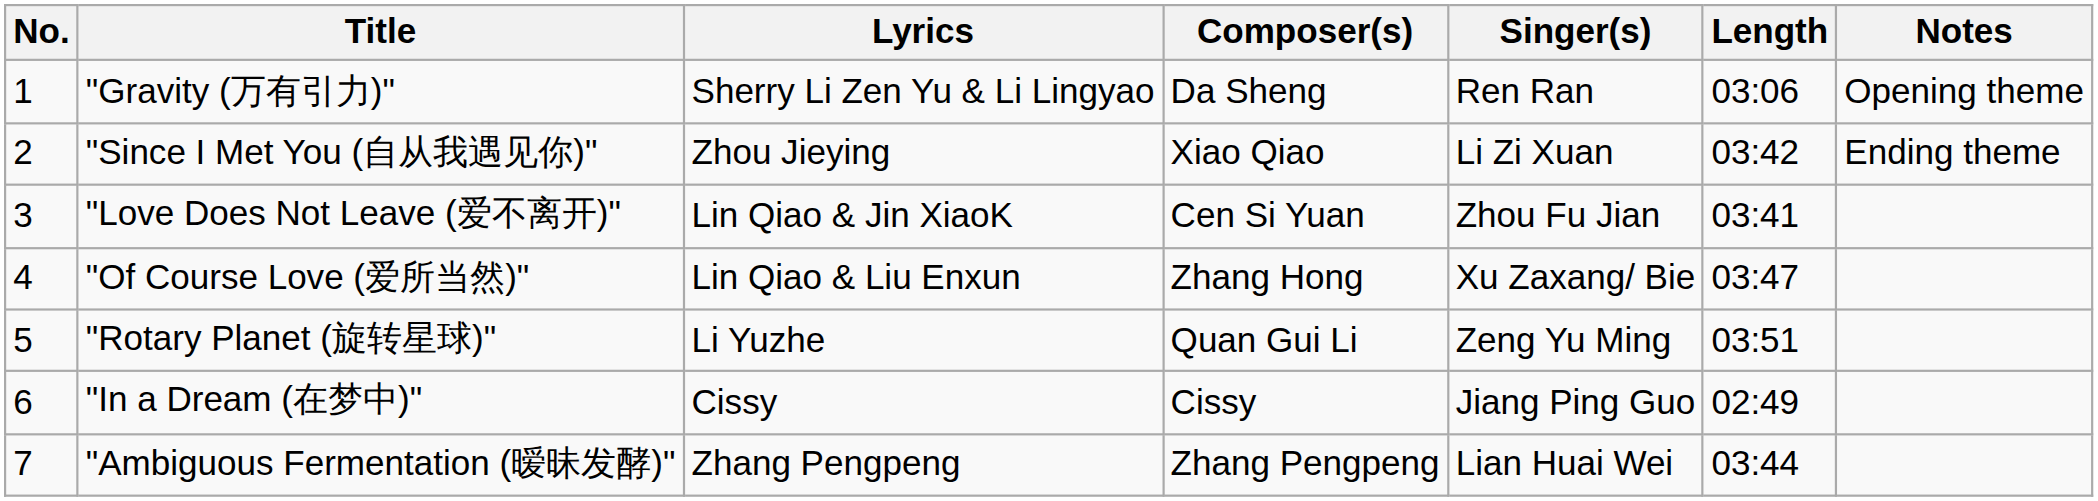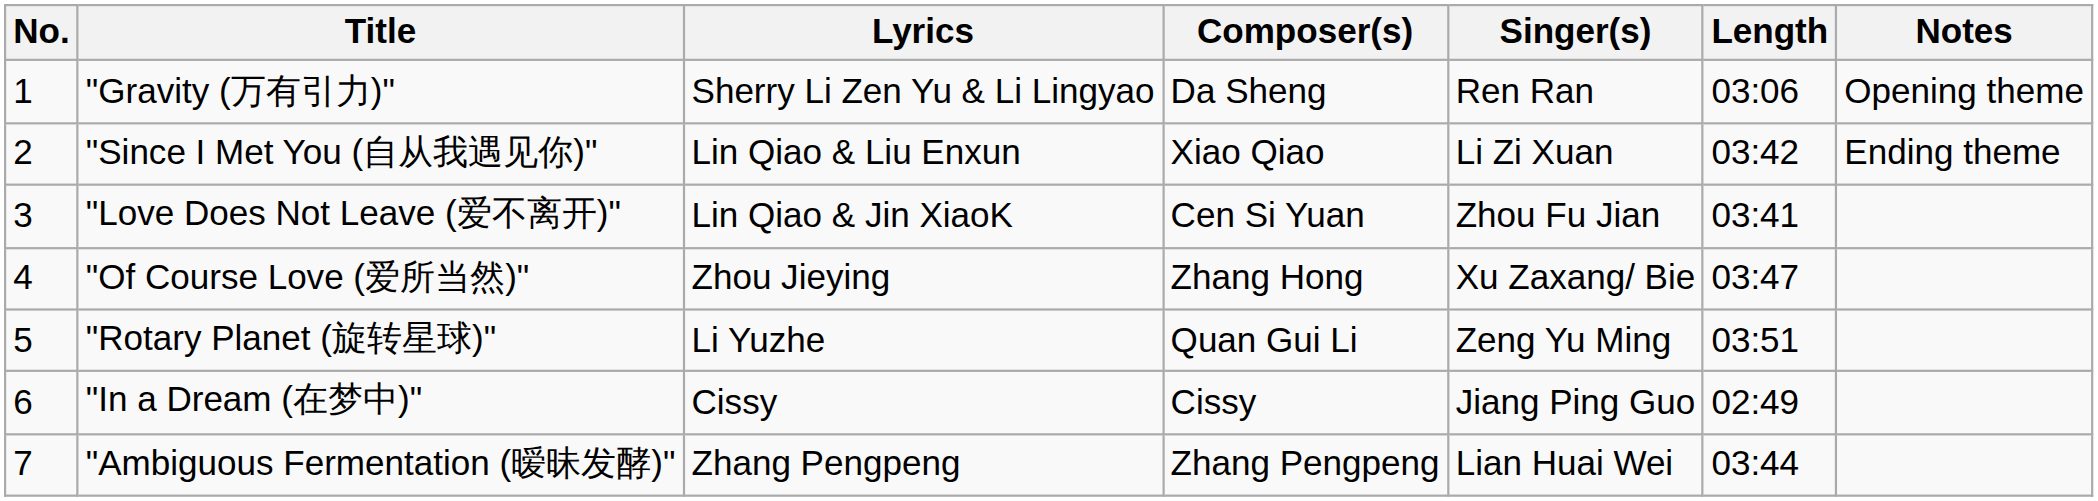(791, 153) Zhou Jieying -> (856, 153) Lin Qiao & Liu Enxun
(856, 277) Lin Qiao & Liu Enxun -> (791, 277) Zhou Jieying
